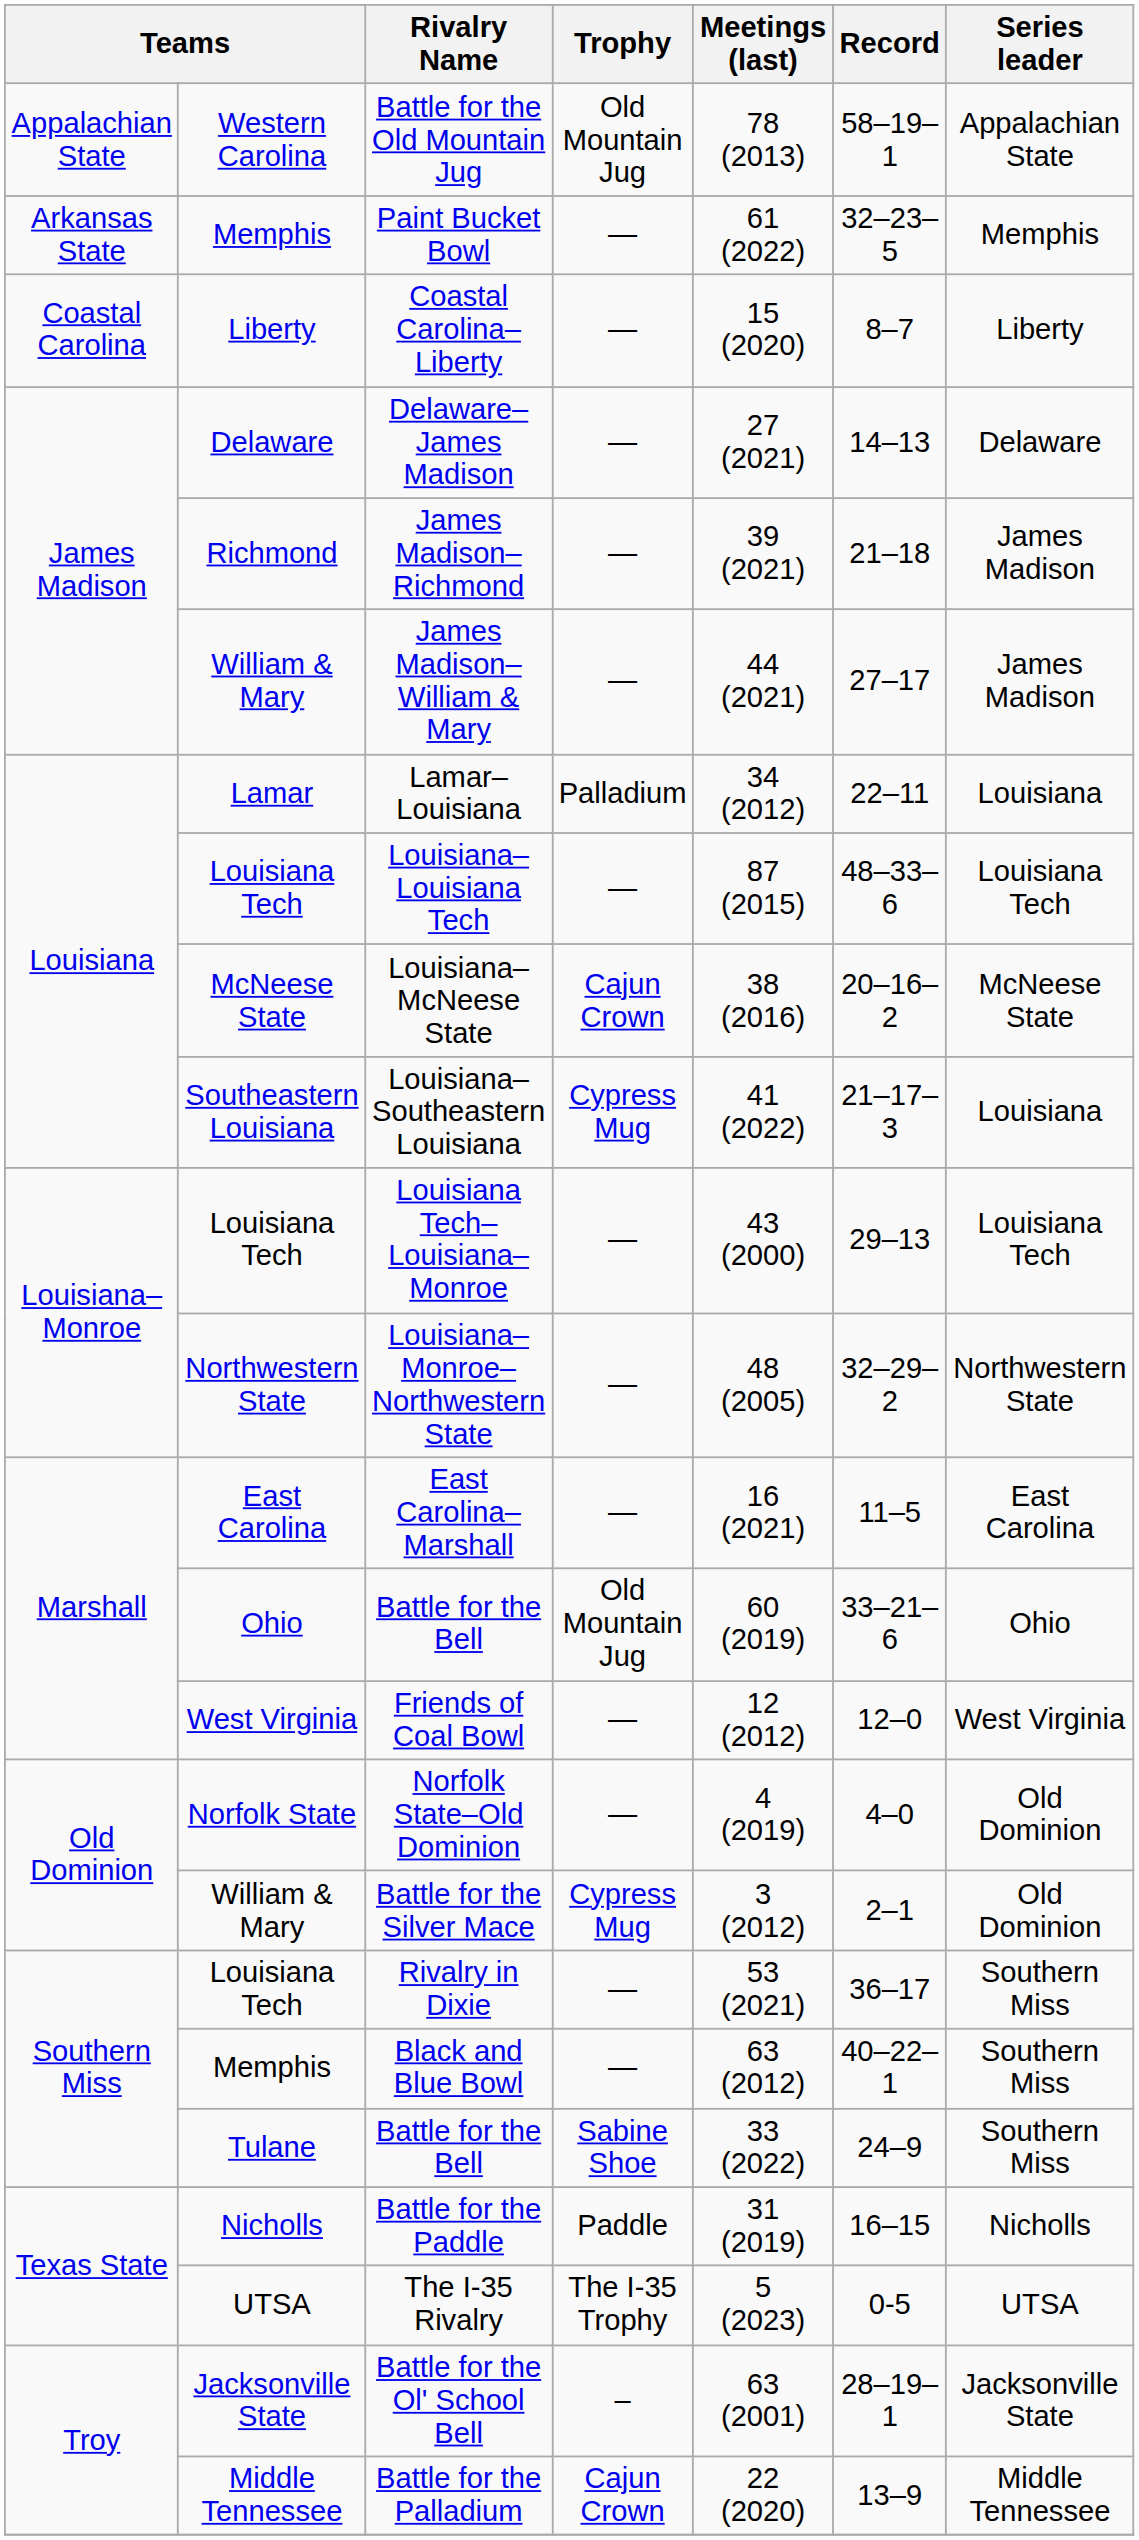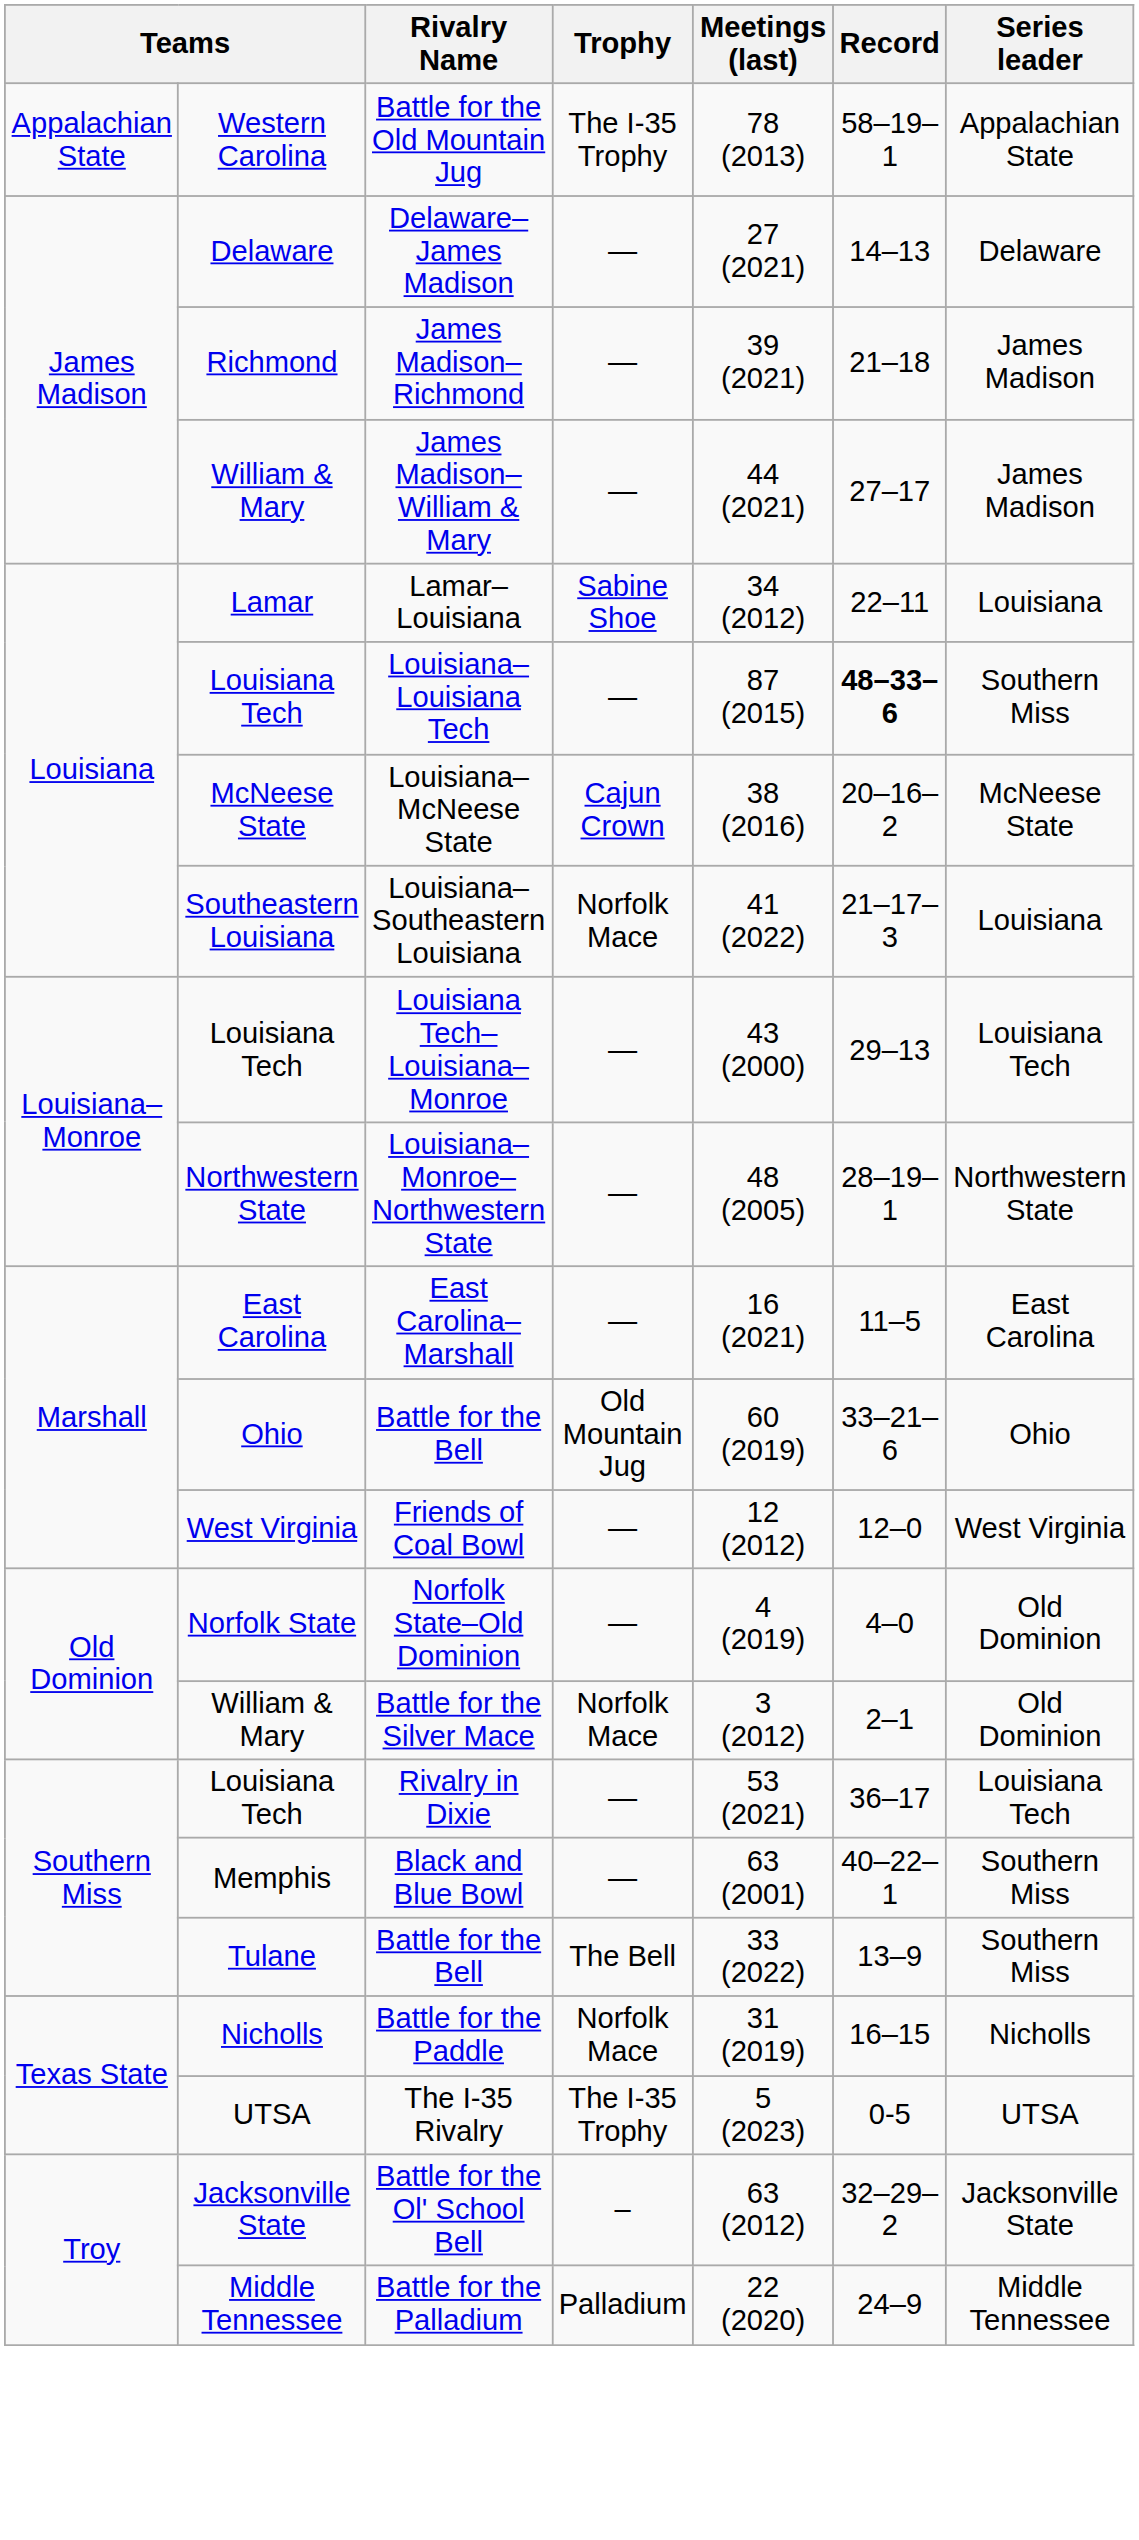(623, 139) Old Mountain Jug -> (623, 139) The I-35 Trophy
- row: (272, 234)
- row: (272, 329)
(623, 793) Palladium -> (623, 602) Sabine Shoe
(890, 888) normal -> (890, 697) bold
(1040, 888) Louisiana Tech -> (1040, 697) Southern Miss
(623, 1111) Cypress Mug -> (623, 921) Norfolk Mace
(890, 1384) 32–29–2 -> (890, 1193) 28–19–1
(623, 1910) Cypress Mug -> (623, 1719) Norfolk Mace
(1040, 1989) Southern Miss -> (1040, 1798) Louisiana Tech
(763, 2068) 63 (2012) -> (763, 1877) 63 (2001)
(623, 2146) Sabine Shoe -> (623, 1956) The Bell
(890, 2146) 24–9 -> (890, 1956) 13–9
(623, 2225) Paddle -> (623, 2035) Norfolk Mace
(763, 2400) 63 (2001) -> (763, 2209) 63 (2012)
(890, 2400) 28–19–1 -> (890, 2209) 32–29–2
(623, 2495) Cajun Crown -> (623, 2304) Palladium
(890, 2495) 13–9 -> (890, 2304) 24–9
